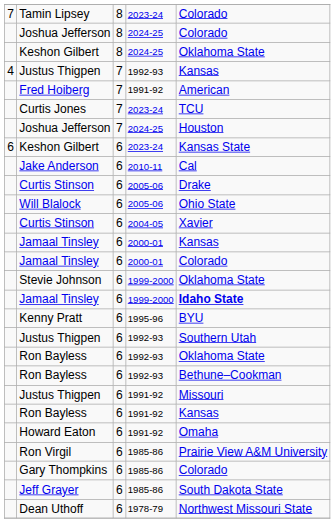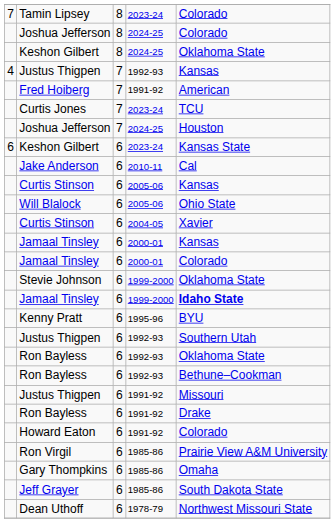(195, 185) Drake -> (199, 185) Kansas
(199, 413) Kansas -> (195, 413) Drake
(198, 432) Omaha -> (203, 432) Colorado
(203, 470) Colorado -> (198, 470) Omaha
